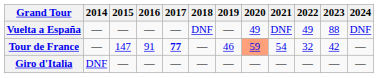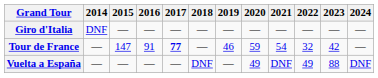rows swapped: (44, 64) <-> (44, 30)
(255, 47) lightsalmon background -> (255, 47) no background
